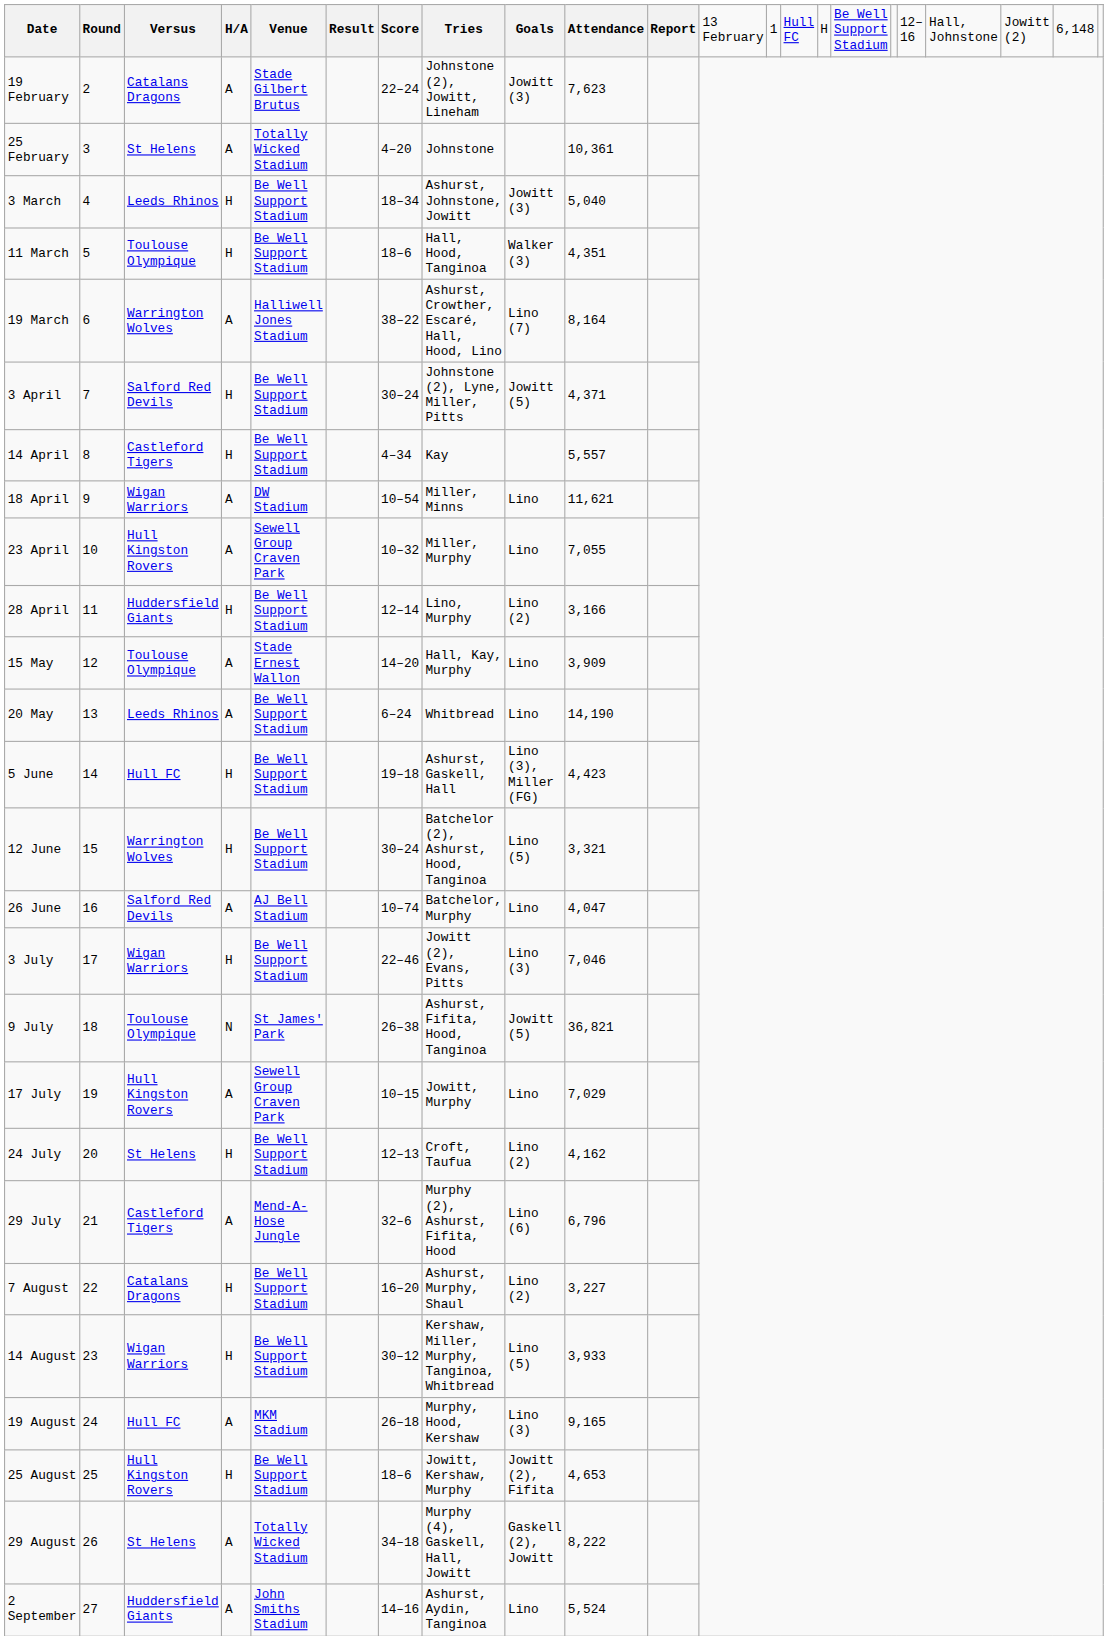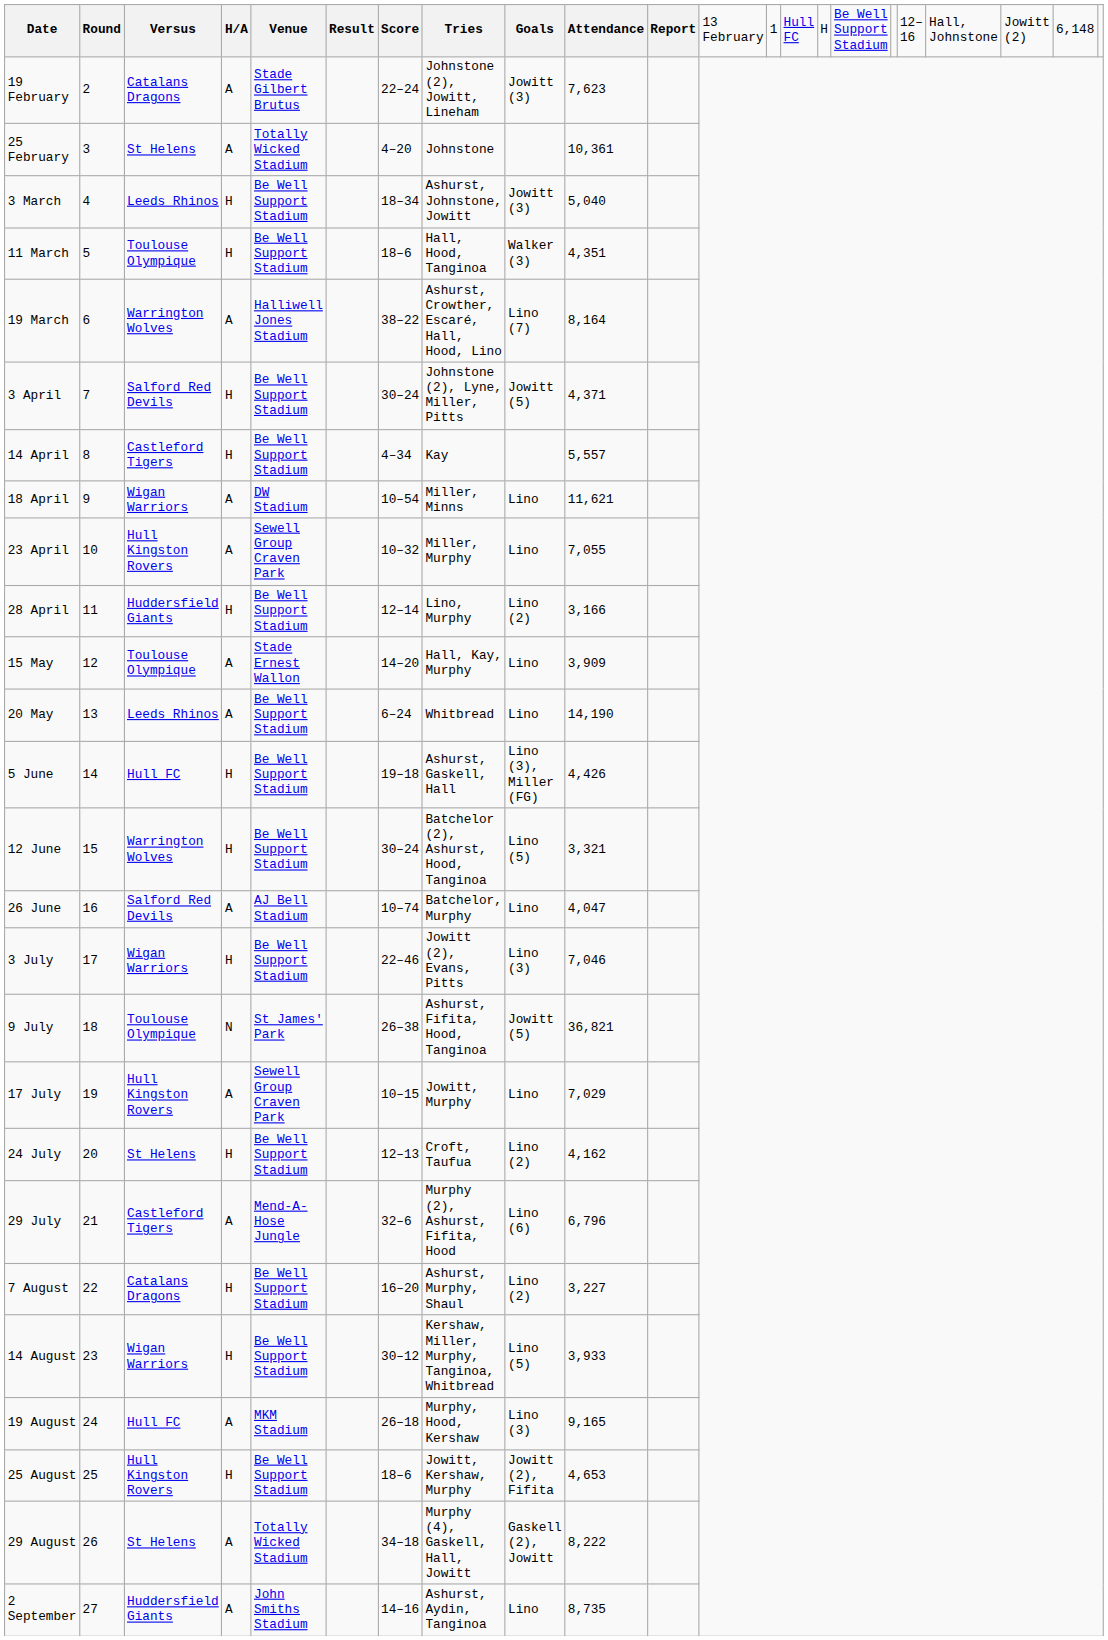(587, 774) 4,423 -> (587, 774) 4,426
(587, 1610) 5,524 -> (587, 1610) 8,735
